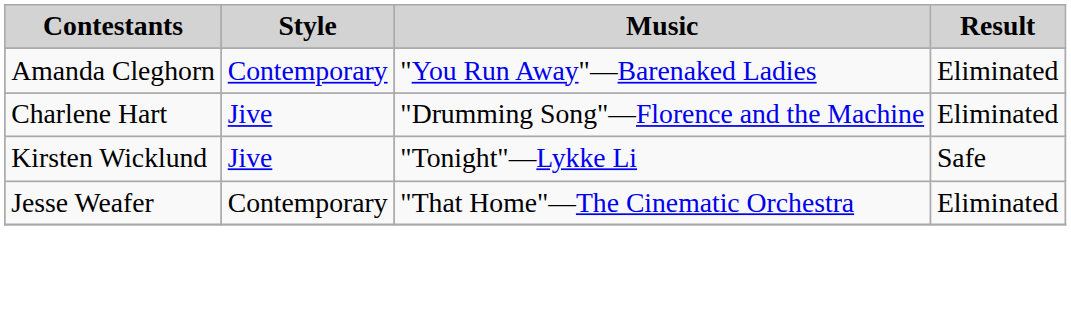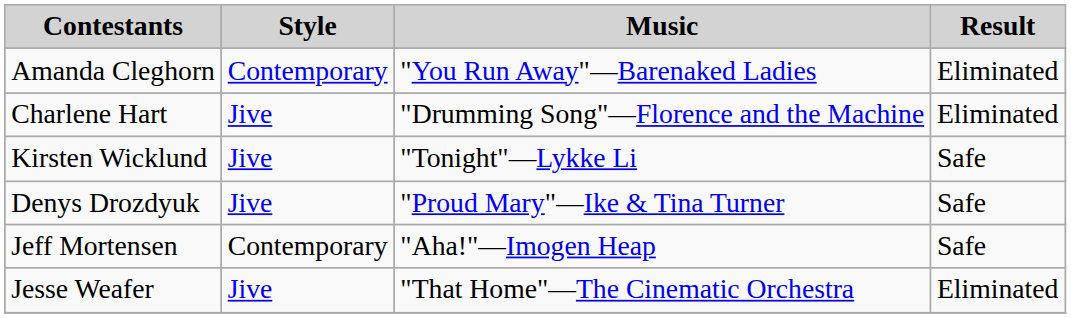+ row: (105, 202)
+ row: (94, 245)
(308, 202) Contemporary -> (250, 289) Jive
